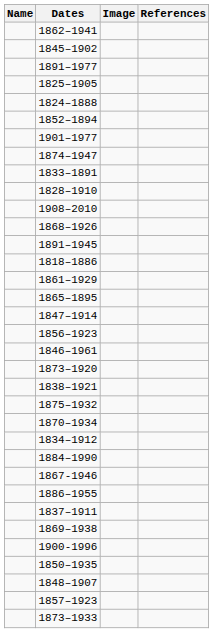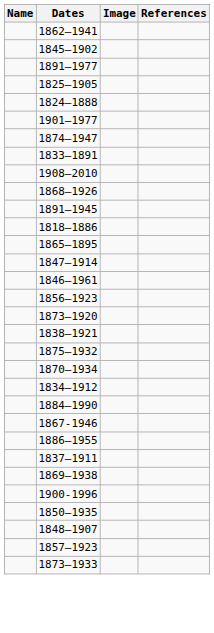- row: (68, 120)
- row: (68, 191)
- row: (68, 280)
rows swapped: (68, 334) <-> (68, 351)
